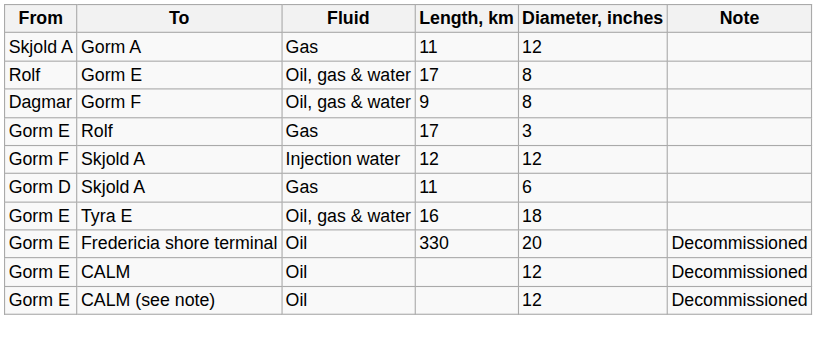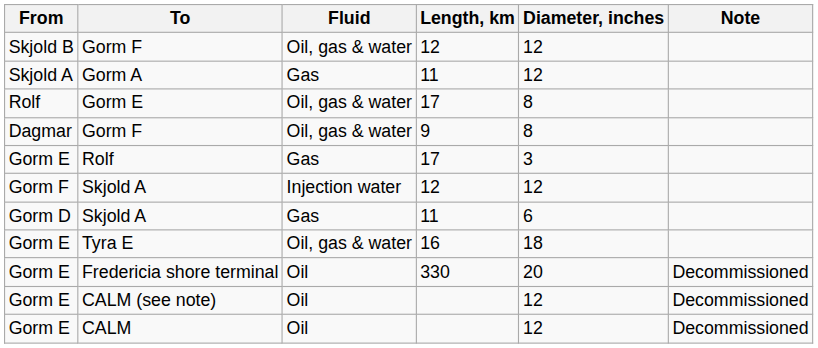+ row: (41, 46)
rows swapped: (39, 300) <-> (39, 272)
